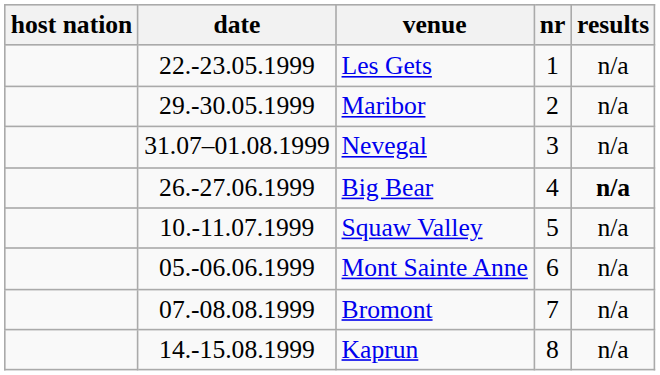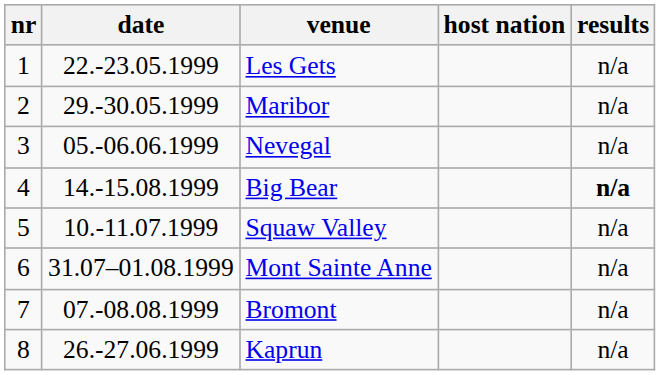columns swapped: (552, 24) <-> (72, 24)
(237, 146) 31.07–01.08.1999 -> (141, 146) 05.-06.06.1999
(237, 187) 26.-27.06.1999 -> (141, 187) 14.-15.08.1999
(237, 268) 05.-06.06.1999 -> (141, 268) 31.07–01.08.1999
(237, 349) 14.-15.08.1999 -> (141, 349) 26.-27.06.1999
